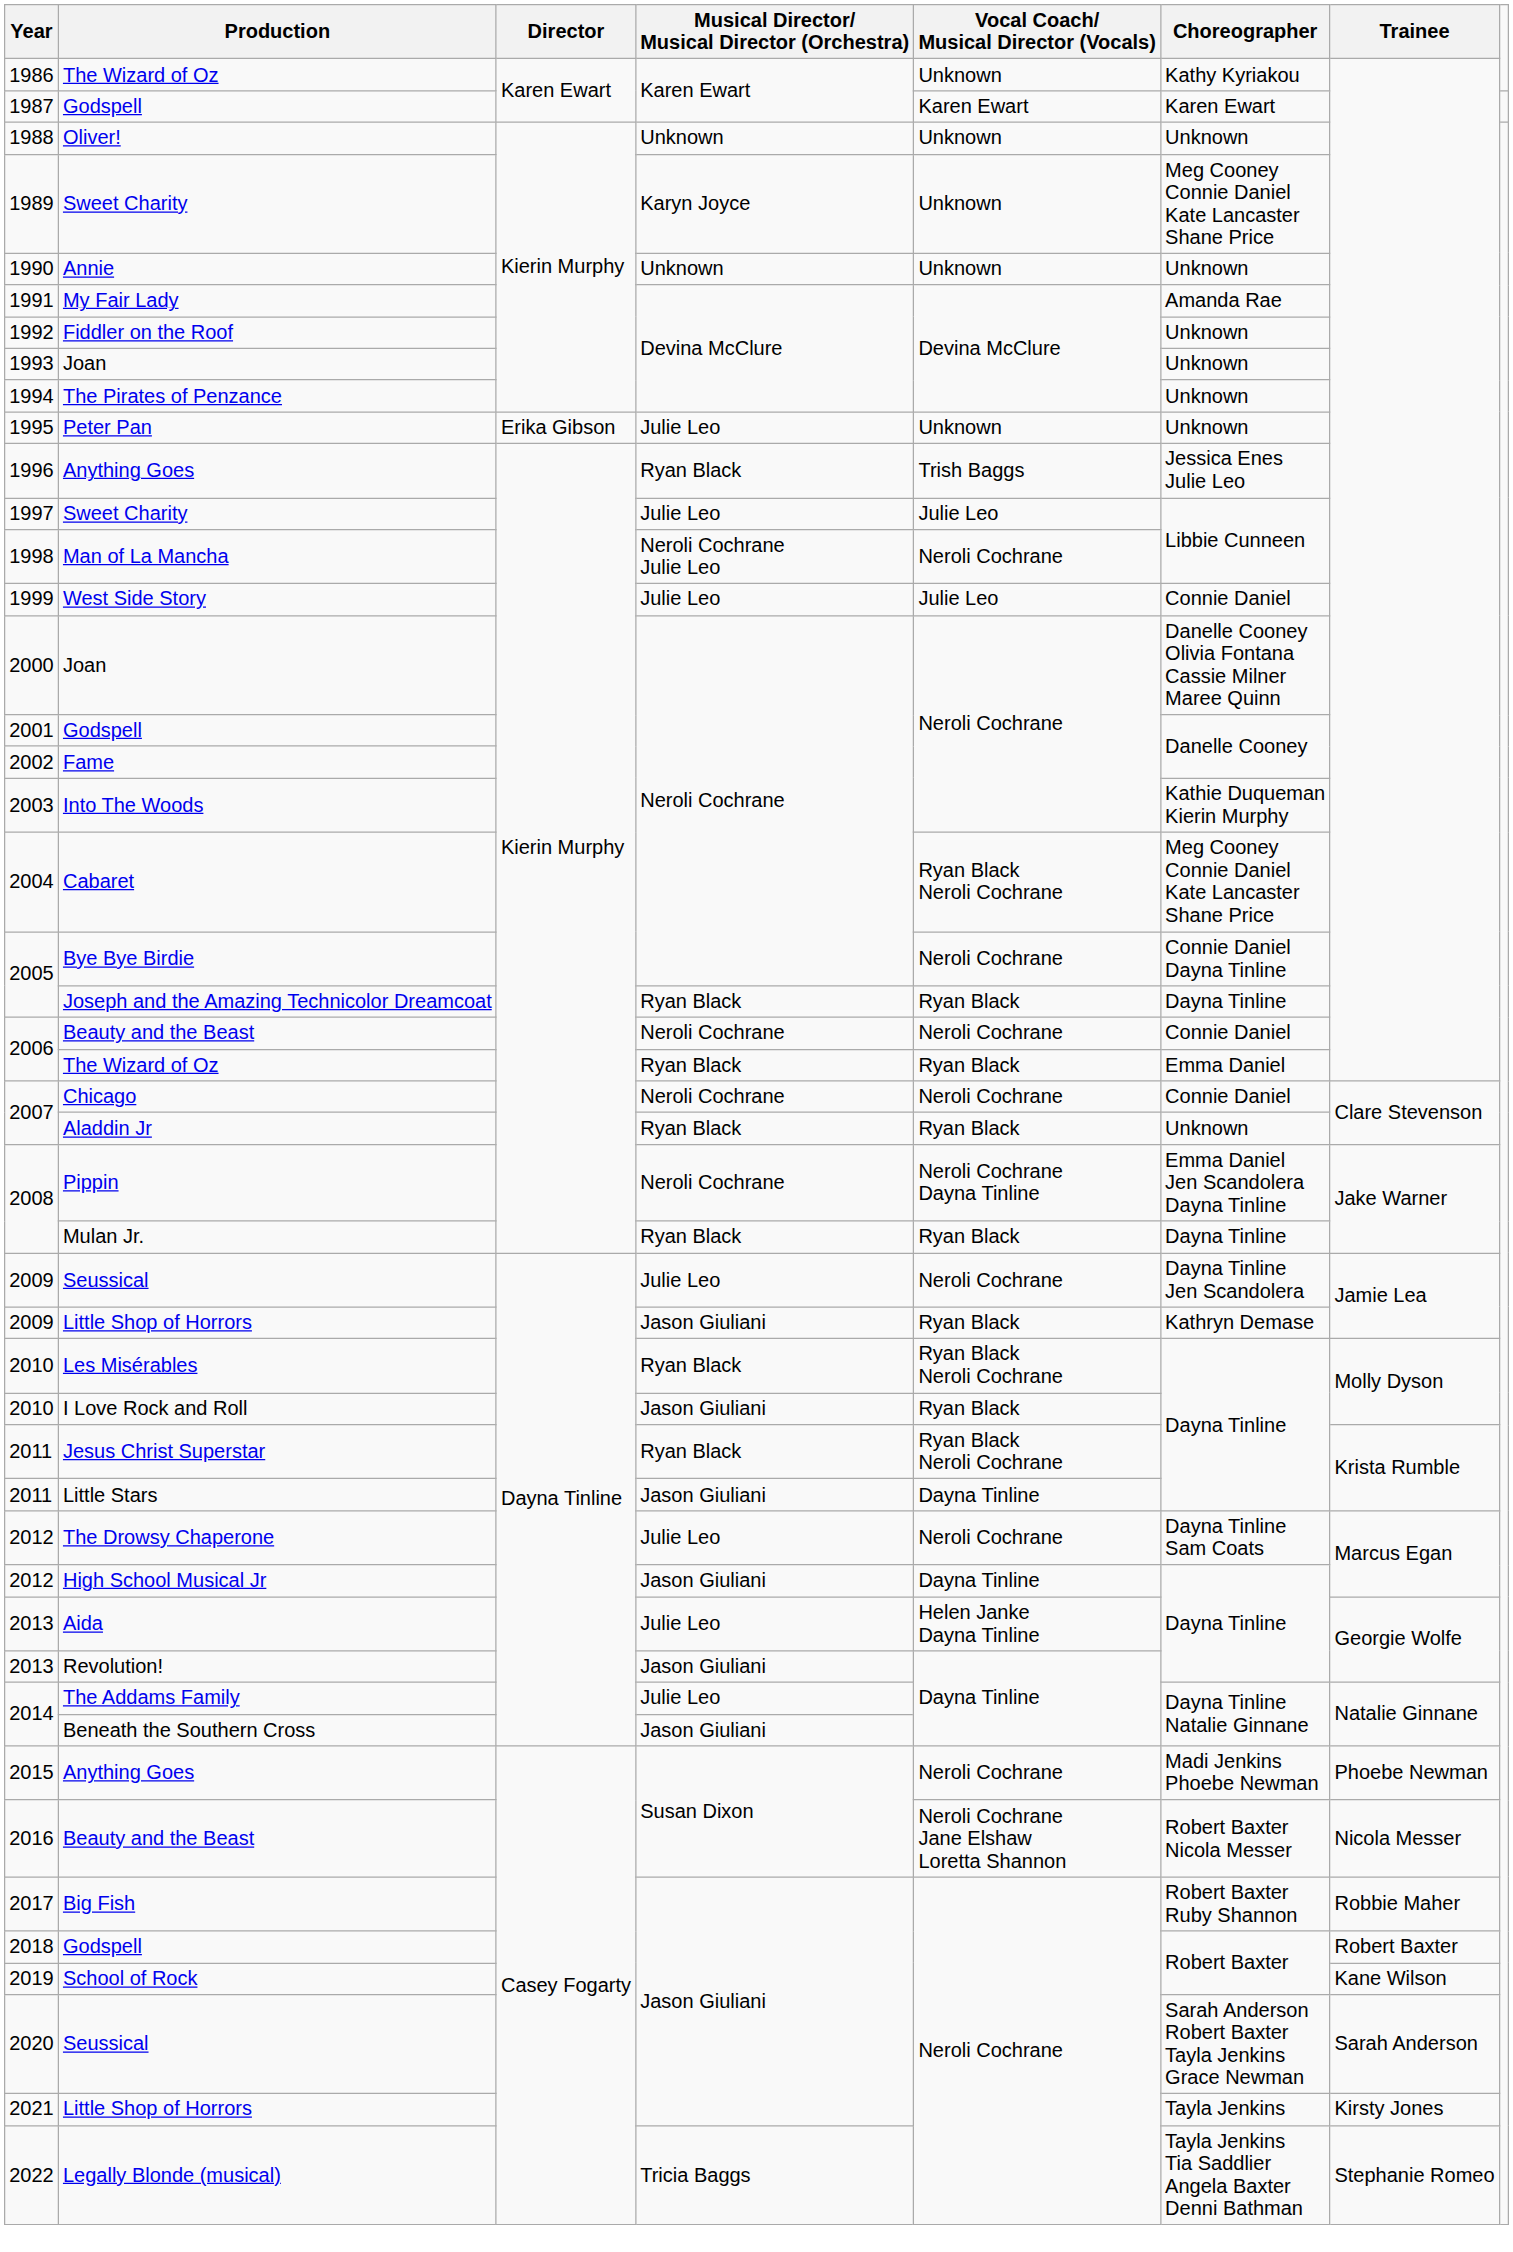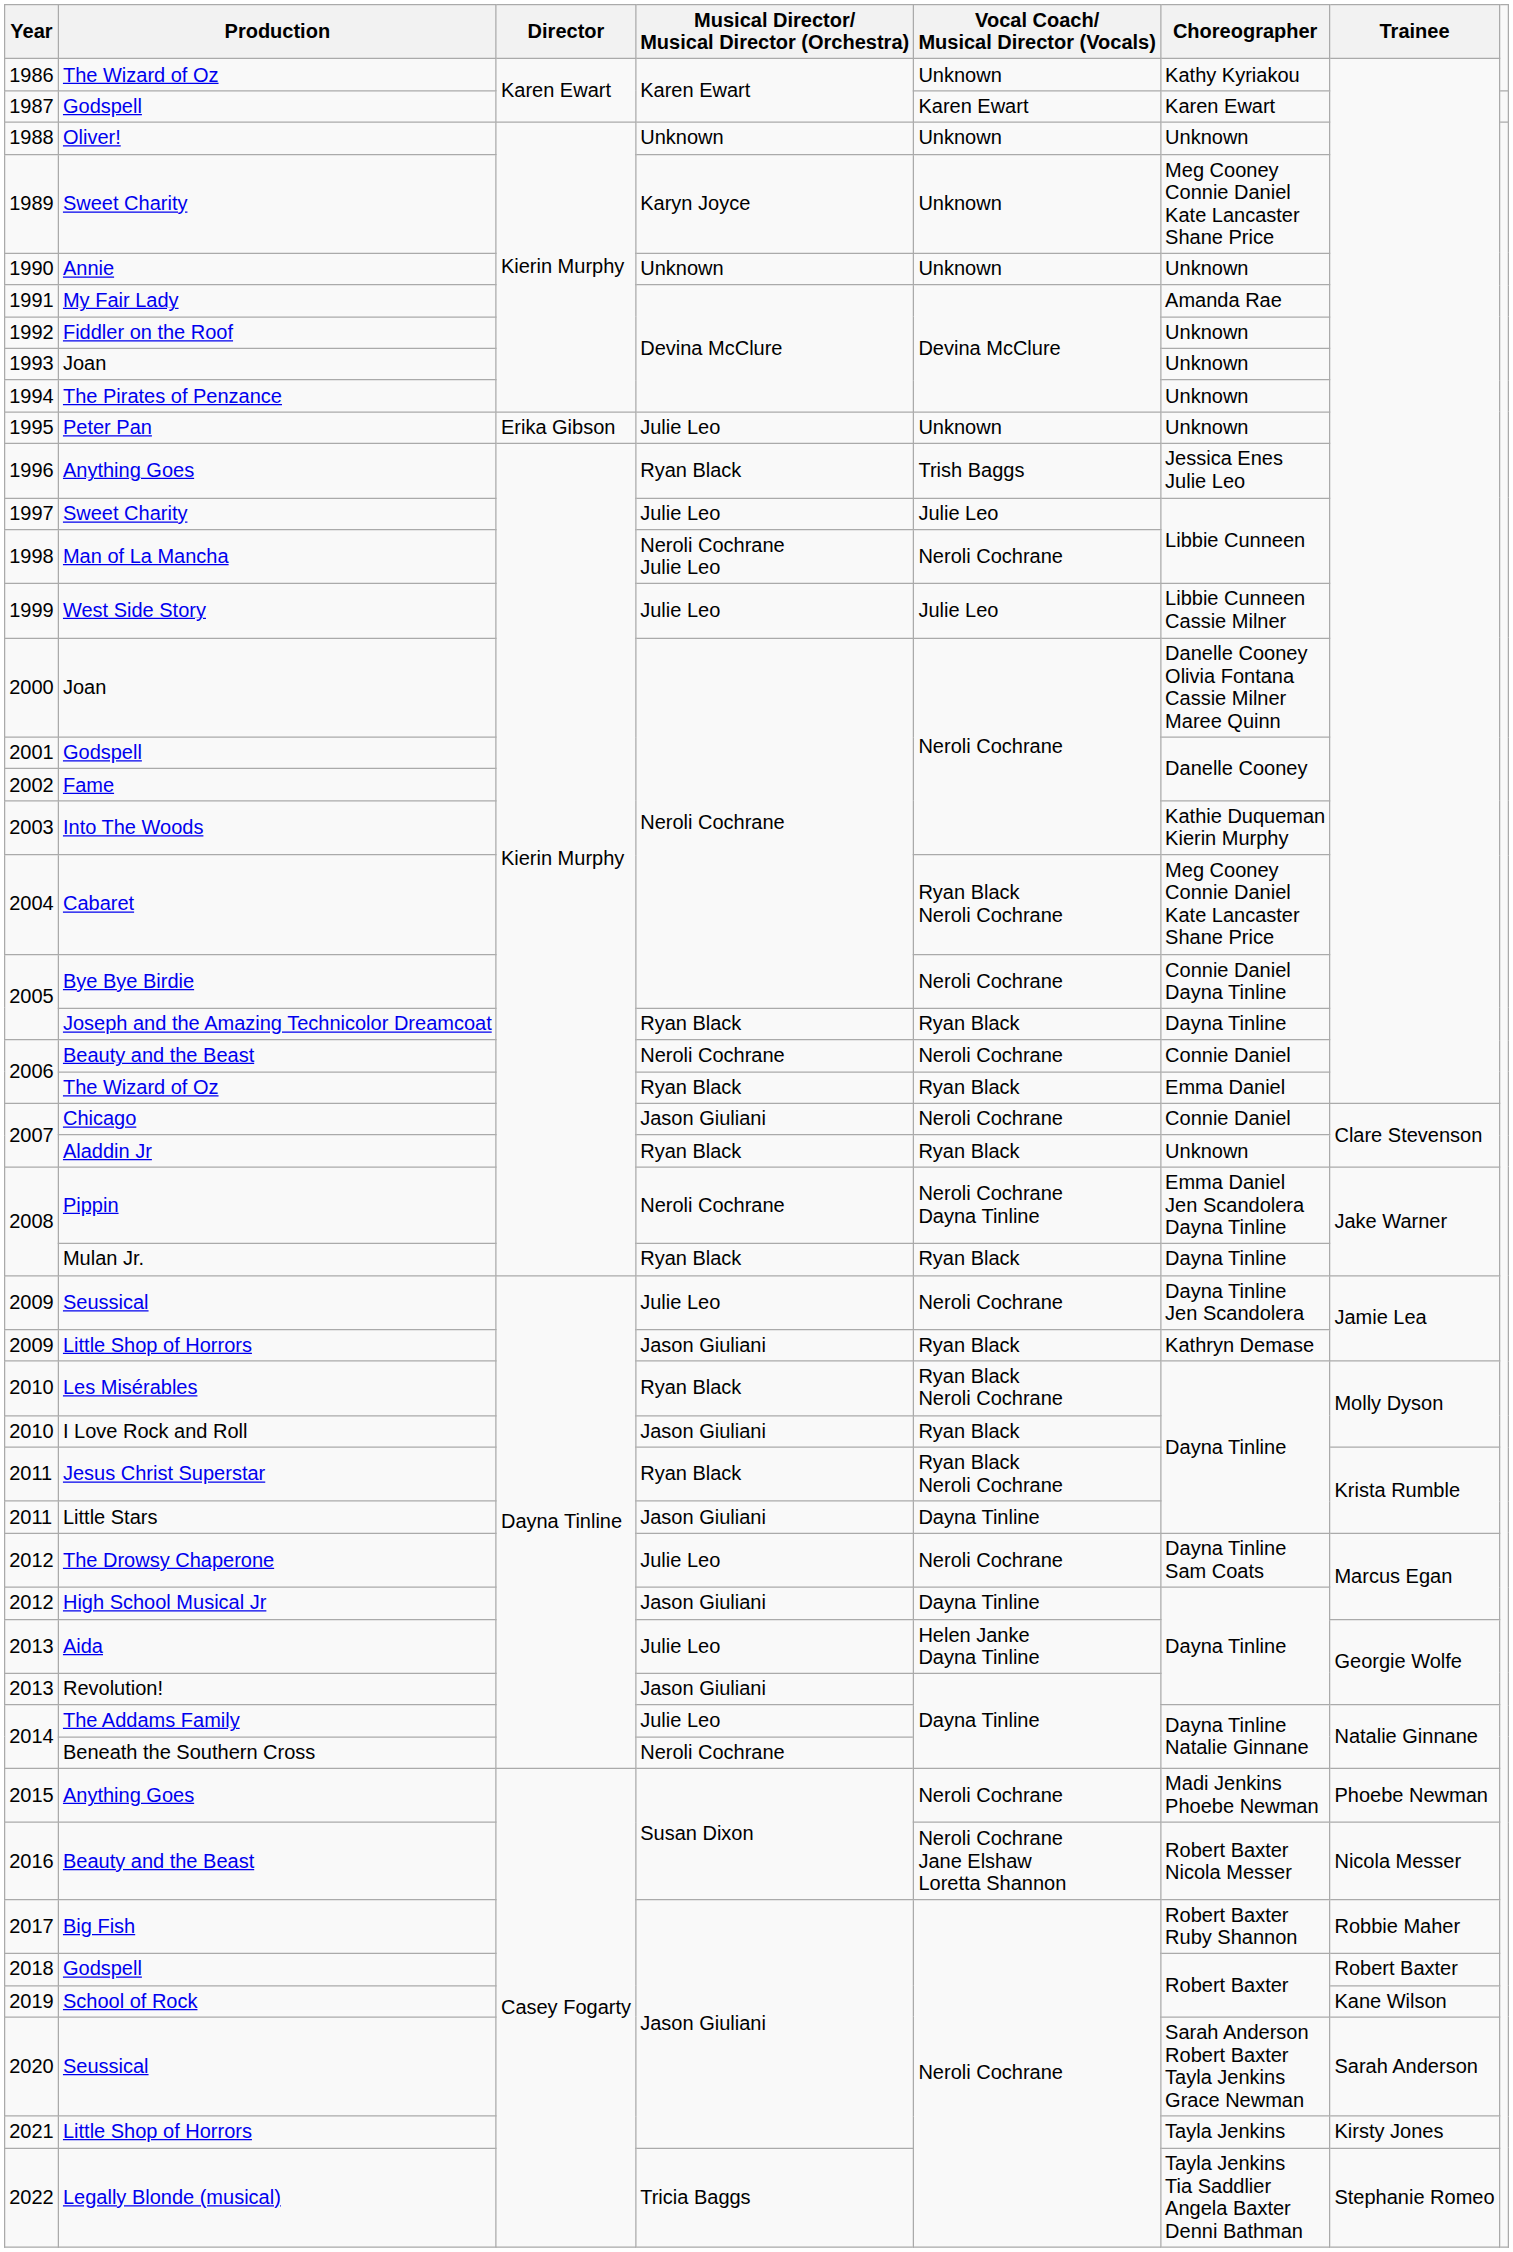(1228, 599) Connie Daniel -> (1235, 610) Libbie Cunneen Cassie Milner
(712, 1096) Neroli Cochrane -> (703, 1119) Jason Giuliani
(703, 1729) Jason Giuliani -> (712, 1752) Neroli Cochrane
